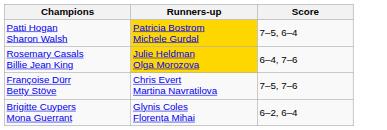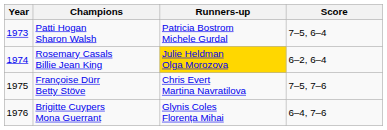+ column: (19, 12)
(169, 33) gold background -> (198, 33) no background
(279, 59) 6–4, 7–6 -> (307, 59) 6–2, 6–4
(279, 112) 6–2, 6–4 -> (307, 112) 6–4, 7–6
